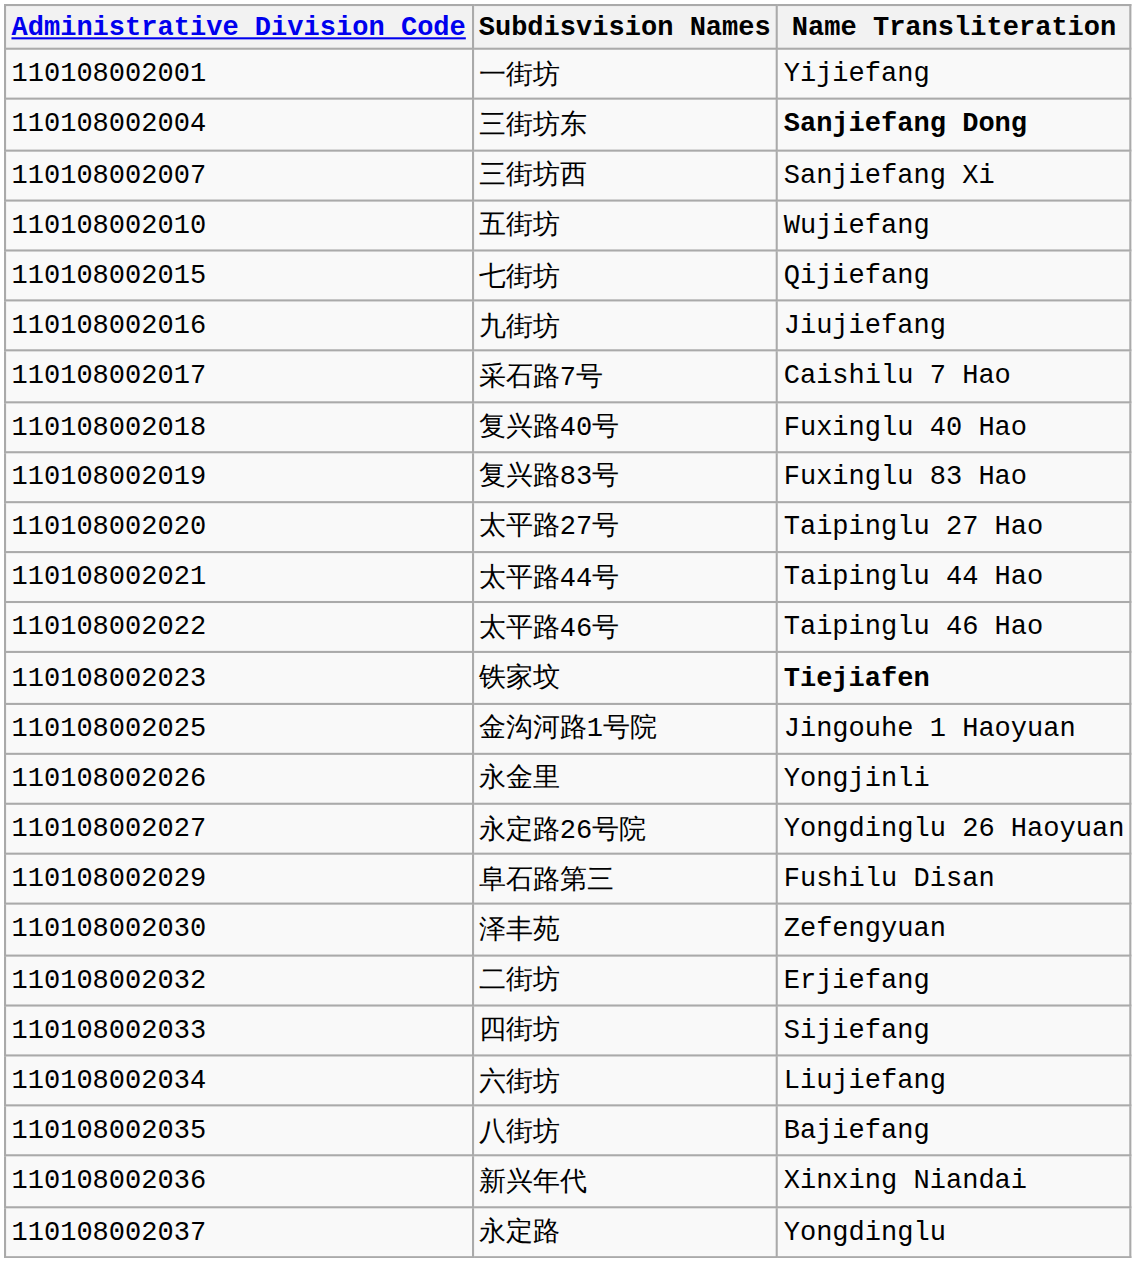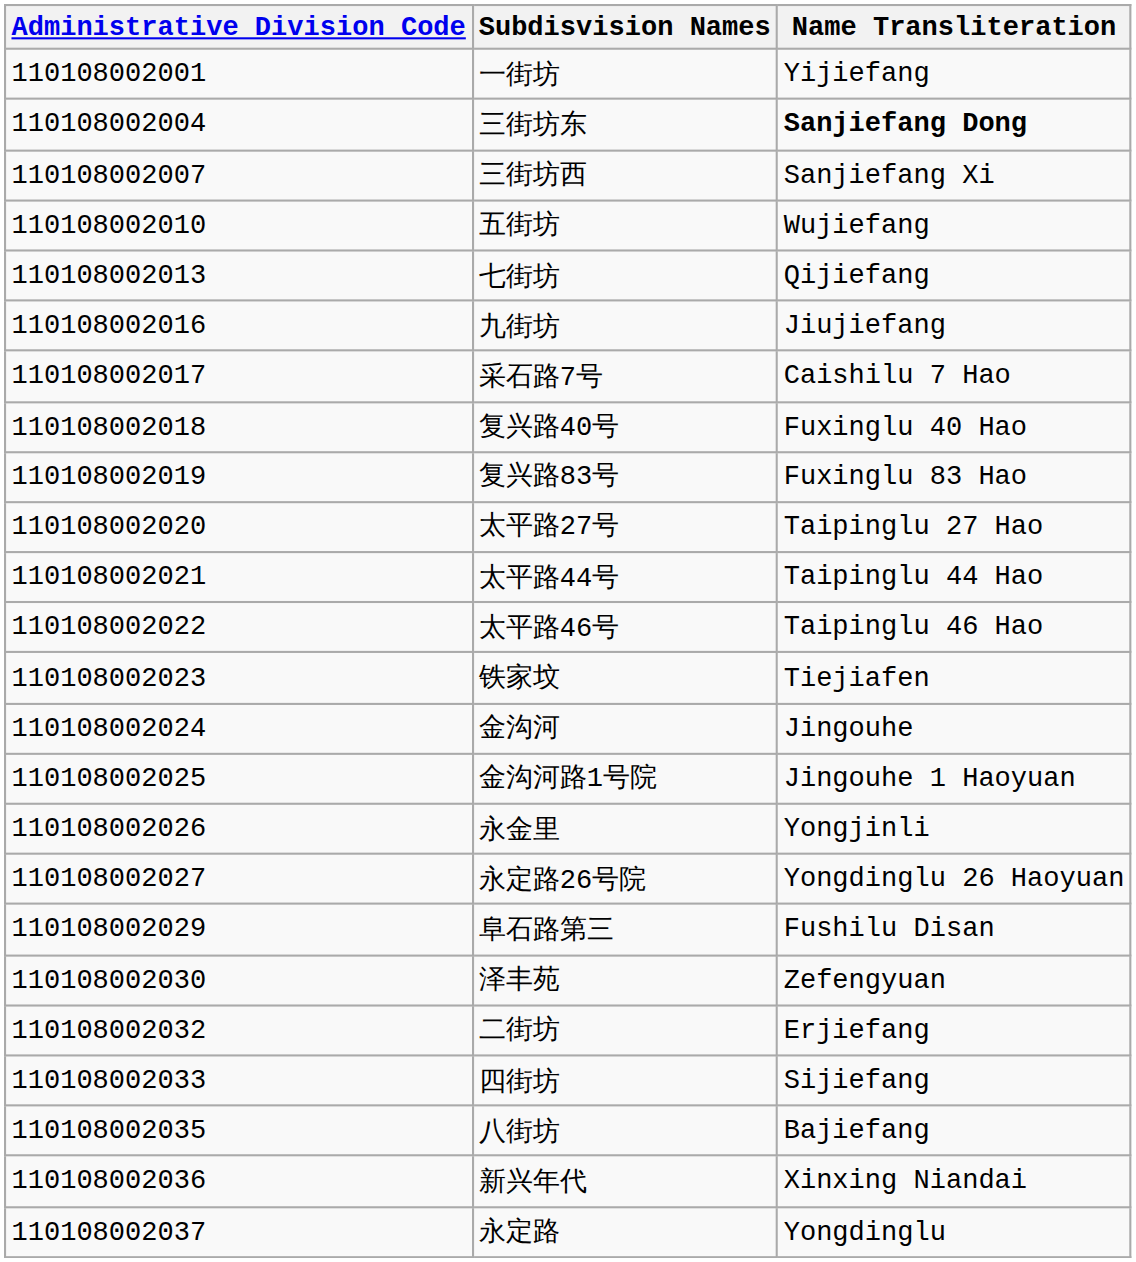(109, 276) 110108002015 -> (109, 276) 110108002013
(857, 678) bold -> (857, 678) normal
+ row: (519, 729)
- row: (519, 1082)
